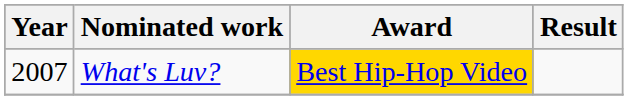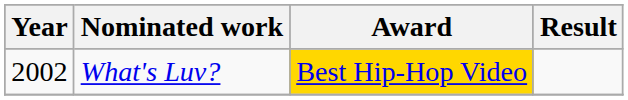(40, 71) 2007 -> (40, 71) 2002
